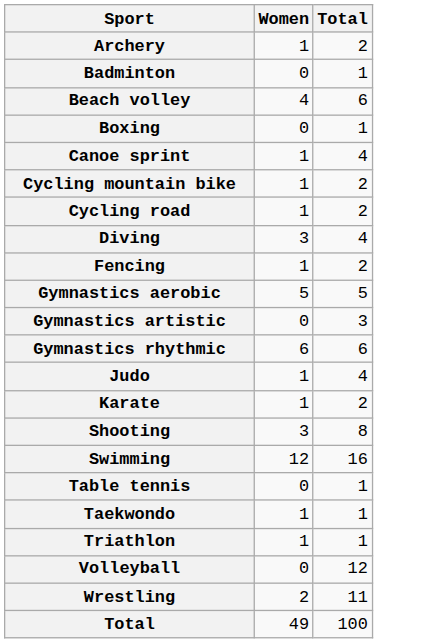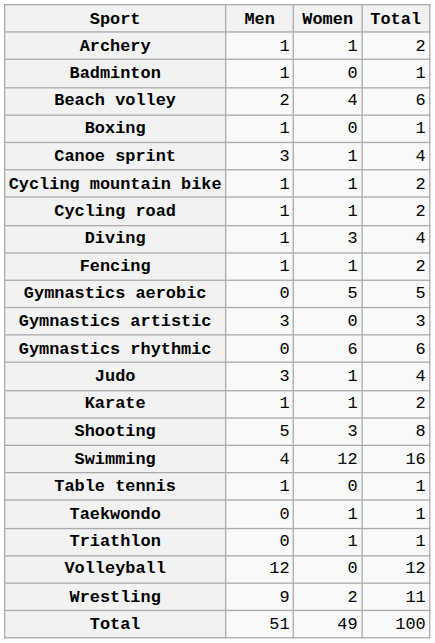+ column: (260, 18)
